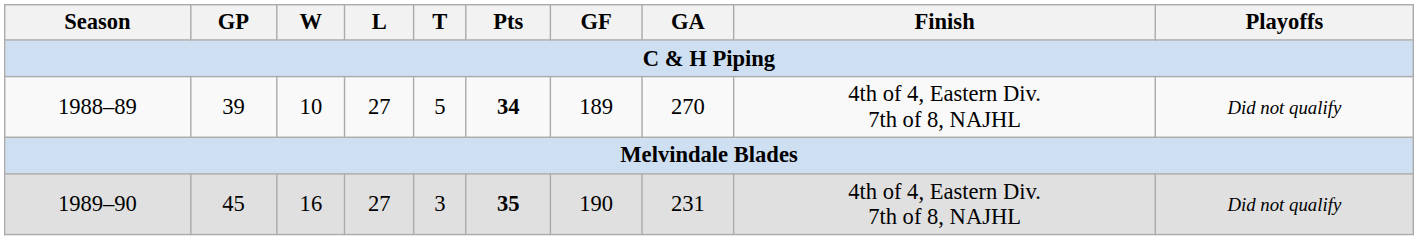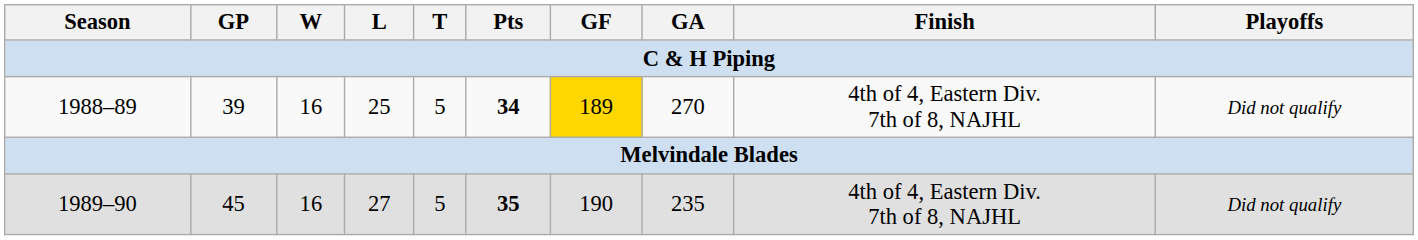(311, 106) 10 -> (311, 106) 16
(379, 106) 27 -> (379, 106) 25
(596, 106) no background -> (596, 106) gold background
(440, 203) 3 -> (440, 203) 5
(688, 203) 231 -> (688, 203) 235
